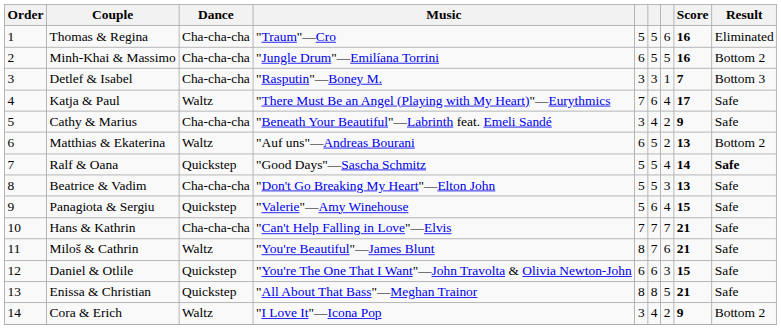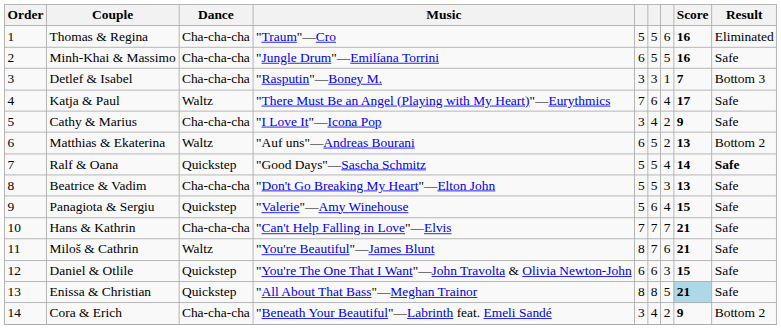(740, 57) Bottom 2 -> (727, 57) Safe
(404, 121) "Beneath Your Beautiful"—Labrinth feat. Emeli Sandé -> (319, 121) "I Love It"—Icona Pop
(683, 292) no background -> (683, 292) lightblue background
(197, 313) Waltz -> (216, 313) Cha-cha-cha
(319, 313) "I Love It"—Icona Pop -> (404, 313) "Beneath Your Beautiful"—Labrinth feat. Emeli Sandé
